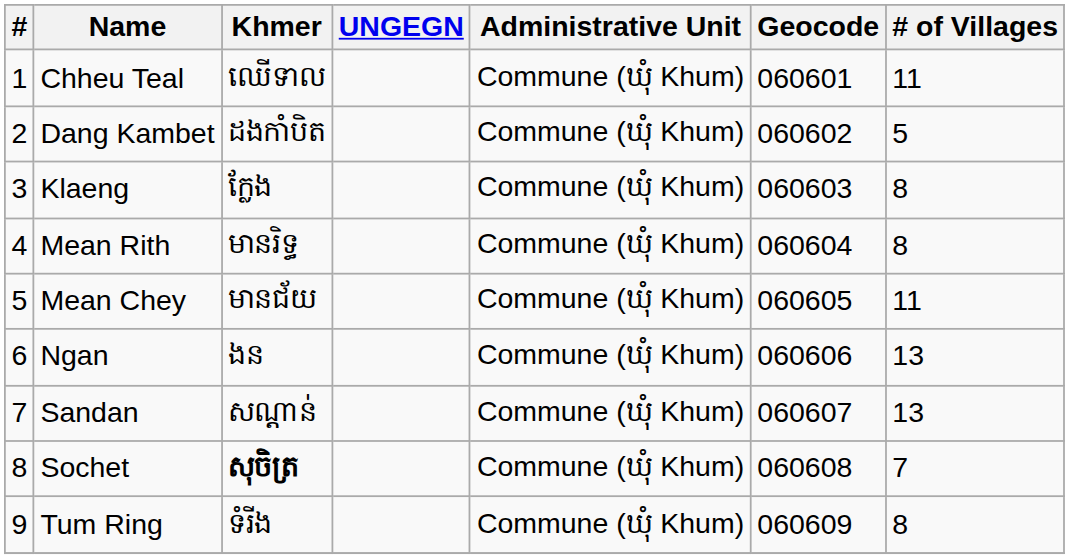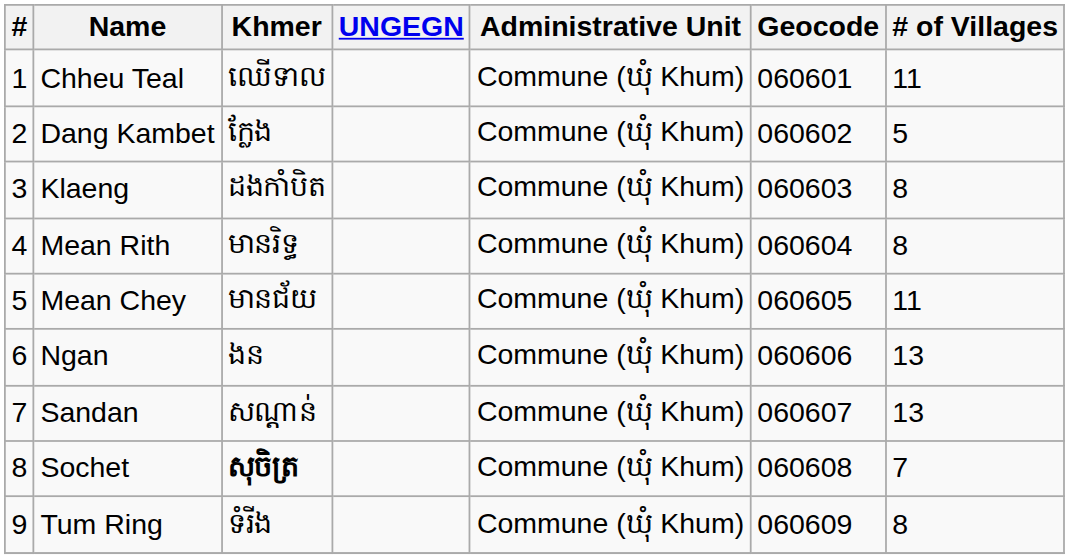(277, 131) ដងកាំបិត -> (250, 131) ក្លែង
(250, 187) ក្លែង -> (277, 187) ដងកាំបិត
